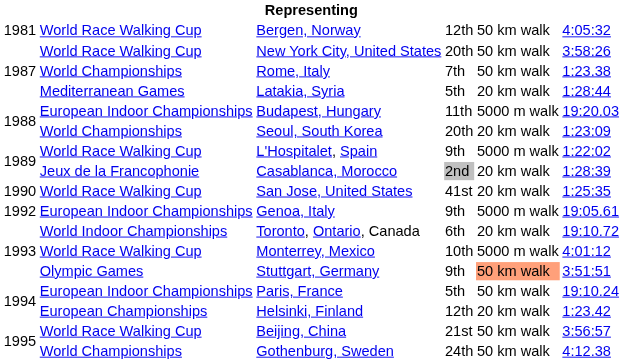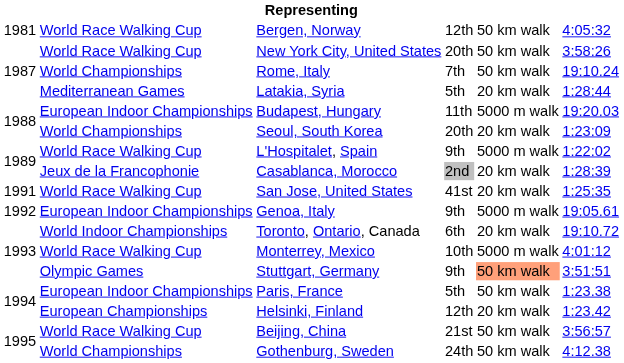(587, 71) 1:23.38 -> (591, 71) 19:10.24
(20, 191) 1990 -> (20, 191) 1991
(591, 291) 19:10.24 -> (587, 291) 1:23.38
